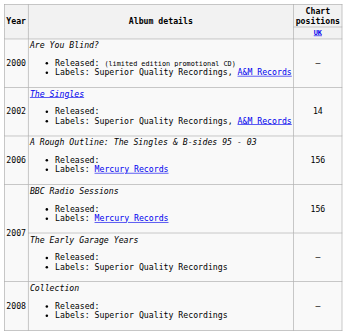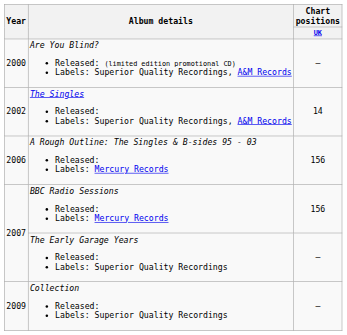(16, 306) 2008 -> (16, 306) 2009
